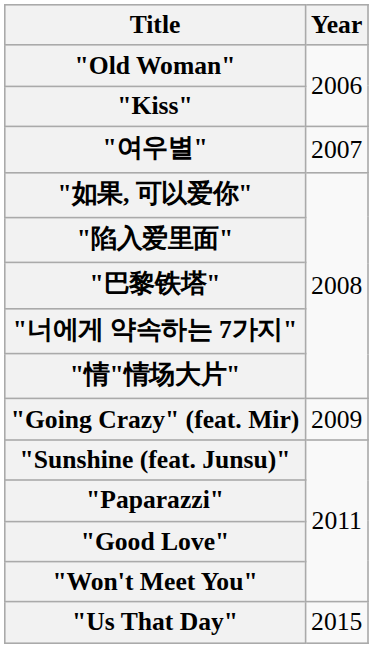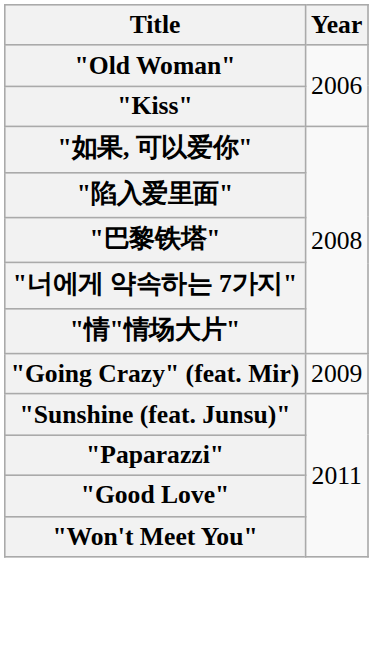- row: (155, 148)
- row: (155, 622)
